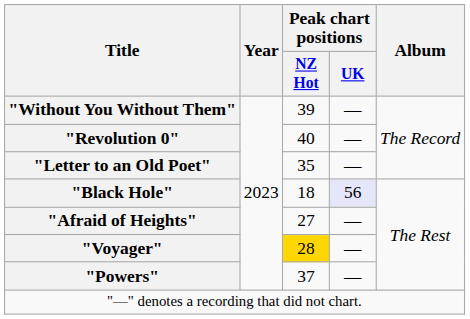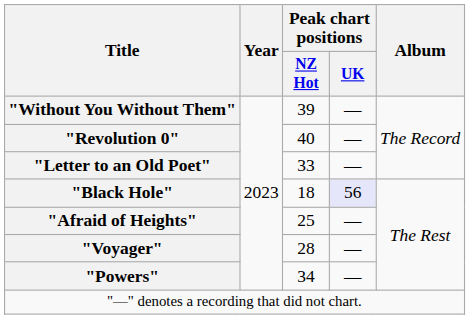(306, 165) 35 -> (306, 165) 33
(306, 220) 27 -> (306, 220) 25
(306, 248) gold background -> (306, 248) no background
(306, 275) 37 -> (306, 275) 34
